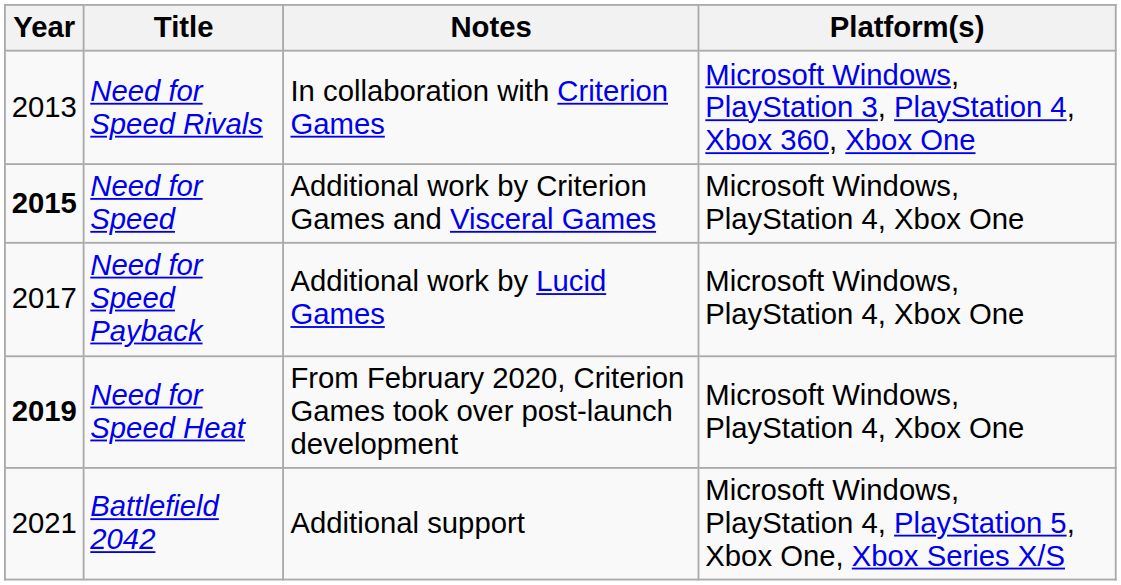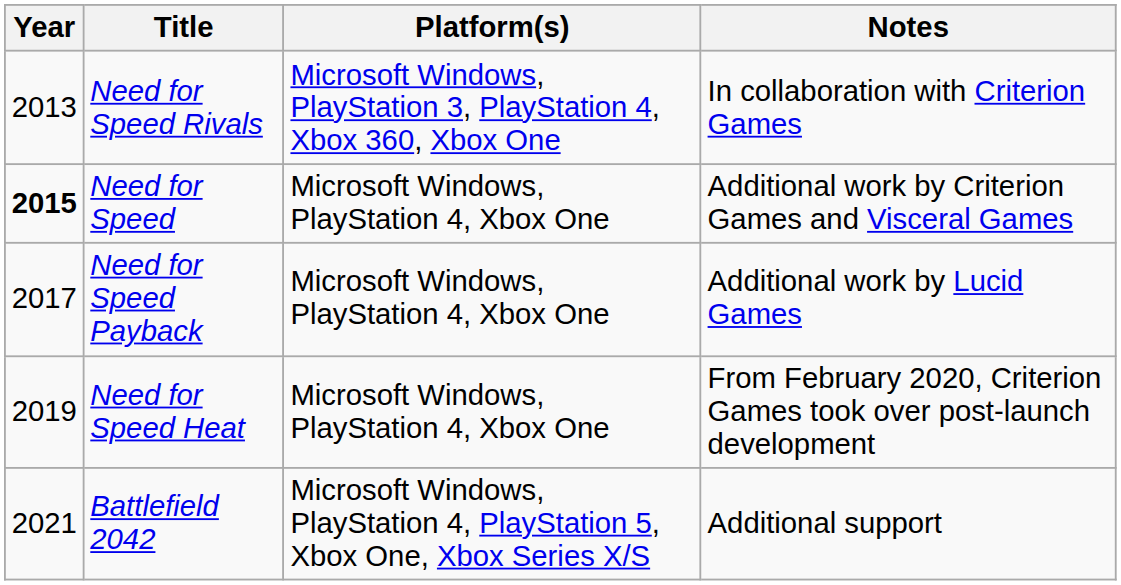columns swapped: (907, 27) <-> (491, 27)
(44, 411) bold -> (44, 411) normal
